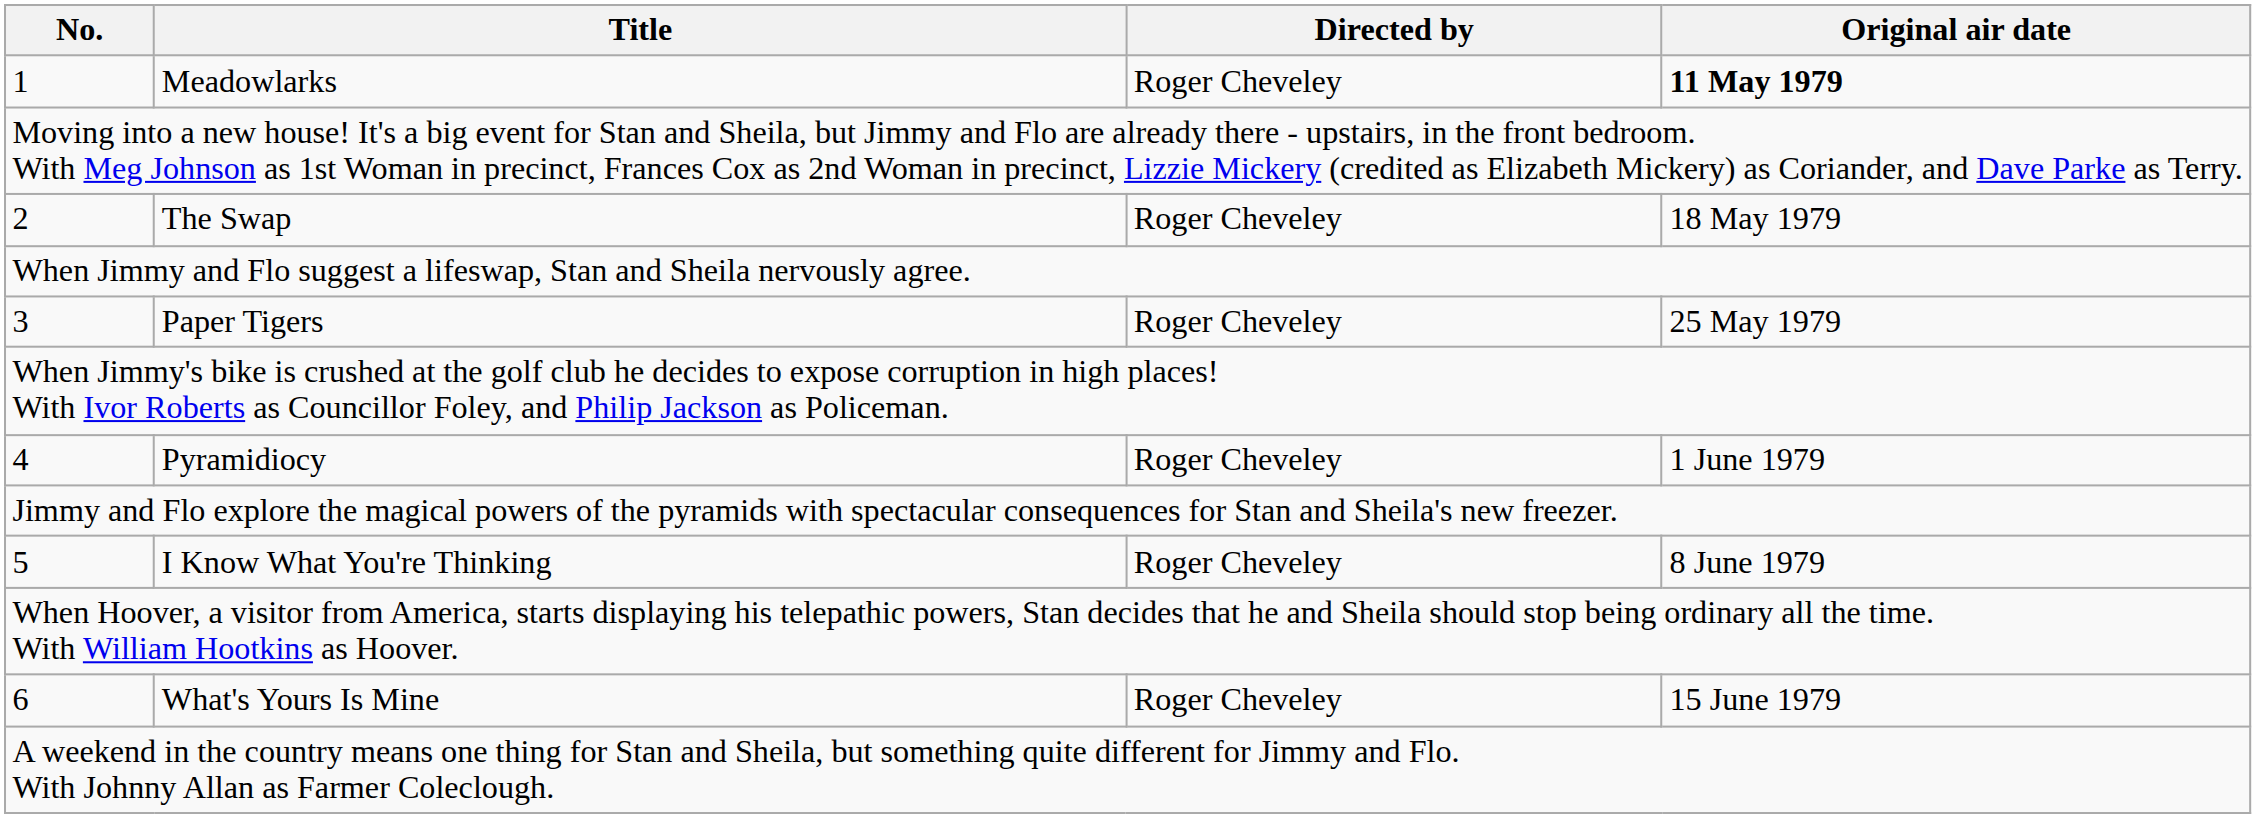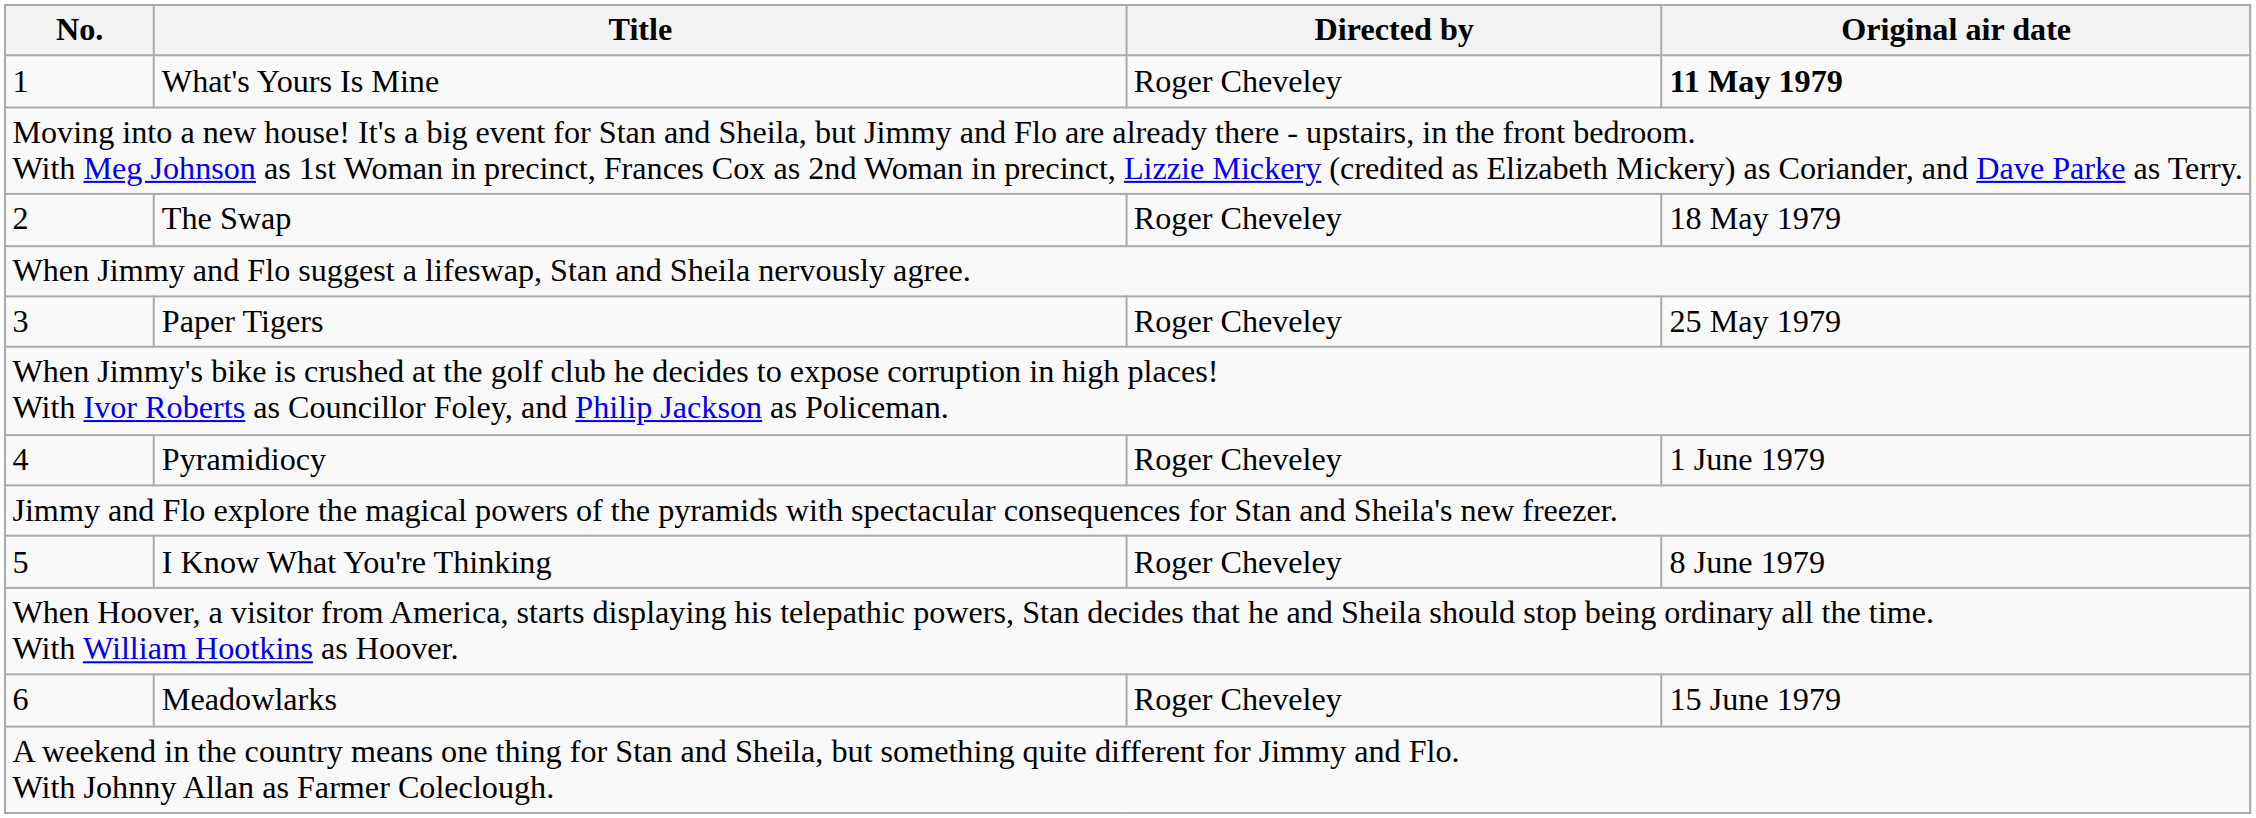(249, 81) Meadowlarks -> (301, 81) What's Yours Is Mine
(301, 699) What's Yours Is Mine -> (249, 699) Meadowlarks
